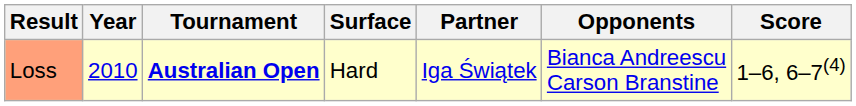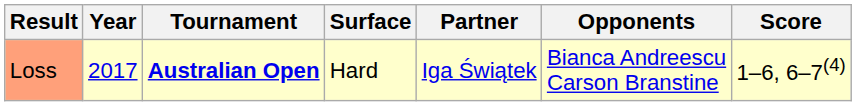(113, 69) 2010 -> (113, 69) 2017
